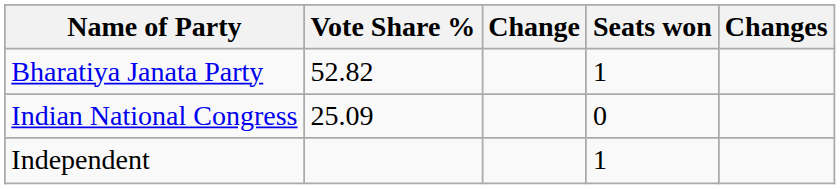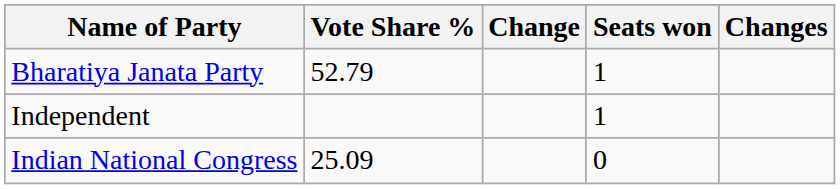(342, 71) 52.82 -> (342, 71) 52.79
rows swapped: (81, 159) <-> (154, 115)
